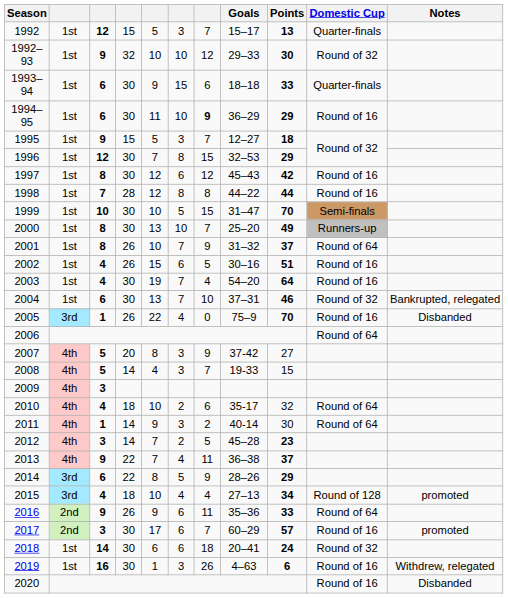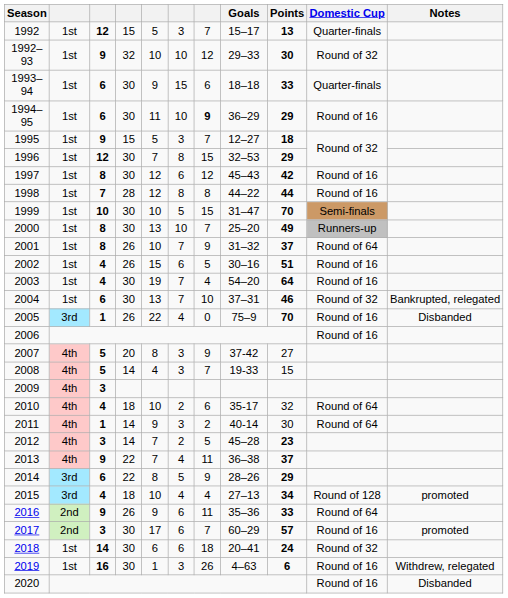(347, 335) Round of 64 -> (347, 335) Round of 16
